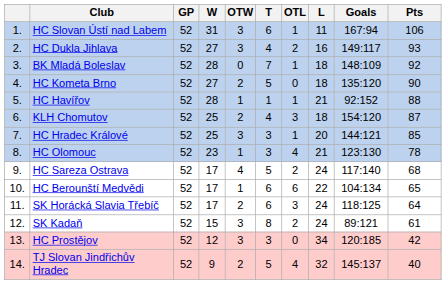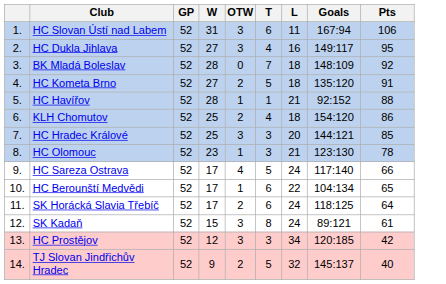- column: (295, 13)
(414, 48) 93 -> (387, 48) 95
(414, 83) 90 -> (387, 83) 91
(414, 118) 87 -> (387, 118) 86
(414, 170) 68 -> (387, 170) 66
